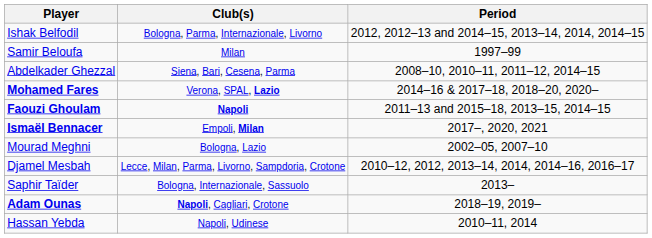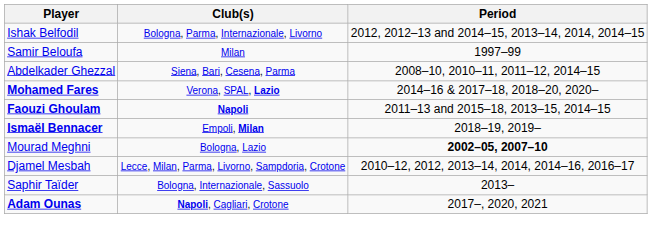(498, 128) 2017–, 2020, 2021 -> (498, 128) 2018–19, 2019–
(498, 147) normal -> (498, 147) bold
(498, 204) 2018–19, 2019– -> (498, 204) 2017–, 2020, 2021
- row: (46, 223)
